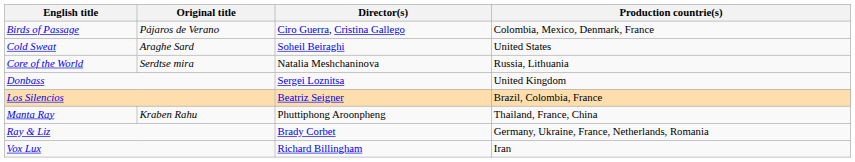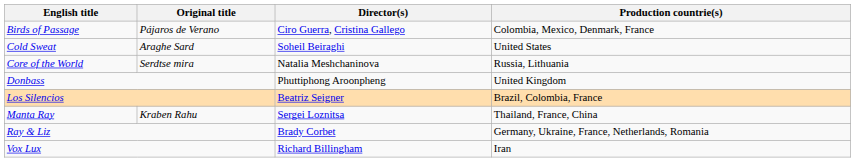(311, 81) Sergei Loznitsa -> (332, 81) Phuttiphong Aroonpheng
(332, 115) Phuttiphong Aroonpheng -> (311, 115) Sergei Loznitsa
